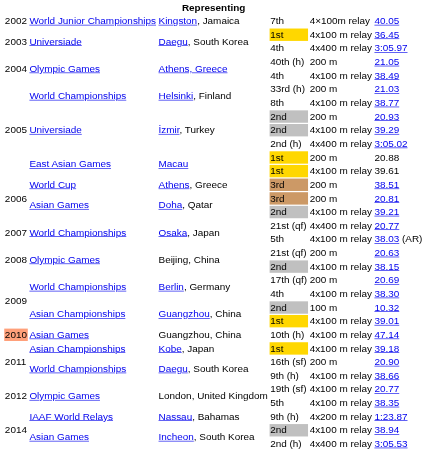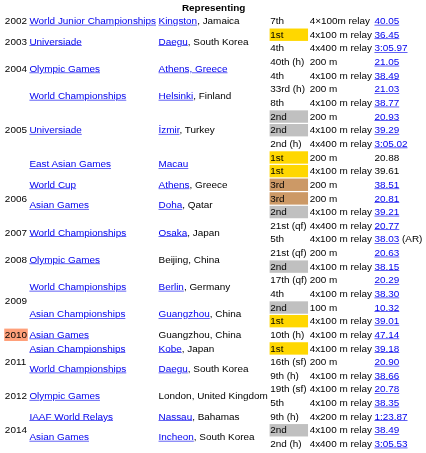(387, 280) 20.69 -> (387, 280) 20.29
(387, 389) 20.77 -> (387, 389) 20.78
(387, 430) 38.94 -> (387, 430) 38.49
